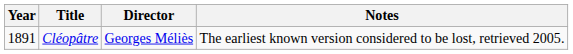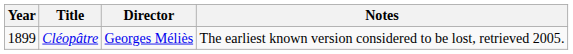(22, 37) 1891 -> (22, 37) 1899
